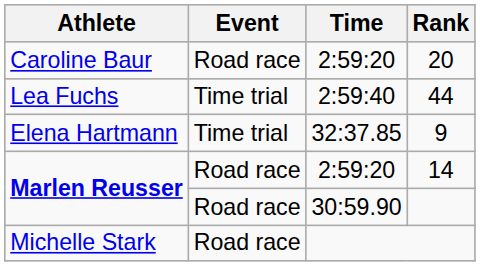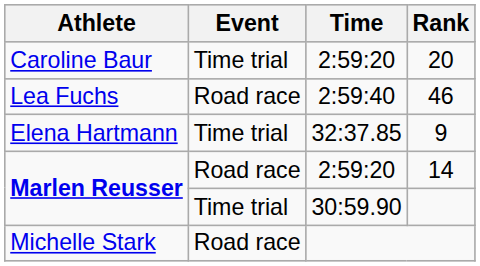(247, 60) Road race -> (241, 60) Time trial
(241, 97) Time trial -> (247, 97) Road race
(441, 97) 44 -> (441, 97) 46
(247, 207) Road race -> (241, 207) Time trial
